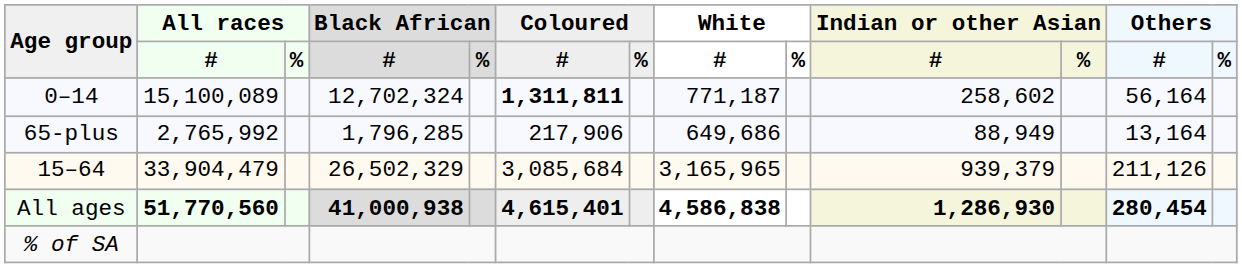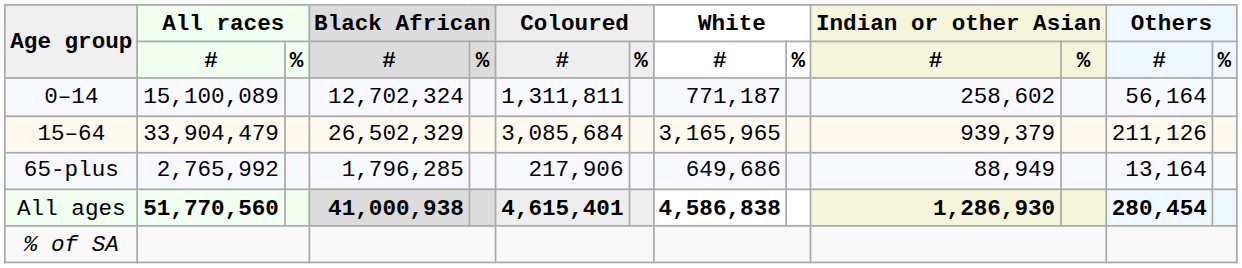(562, 97) bold -> (562, 97) normal
rows swapped: (71, 171) <-> (71, 134)
